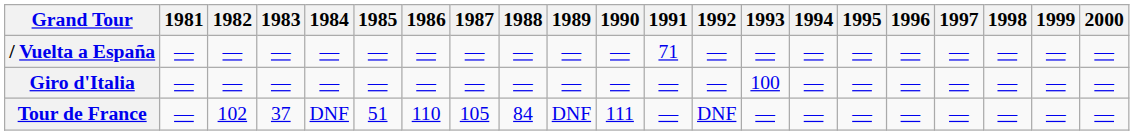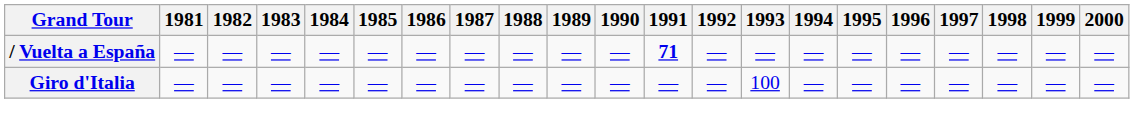(668, 51) normal -> (668, 51) bold
- row: (82, 113)
